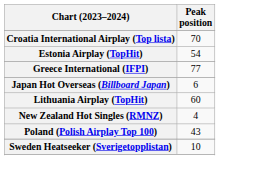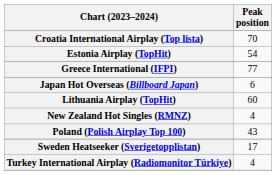(196, 147) 10 -> (252, 147) 17
+ row: (119, 162)
